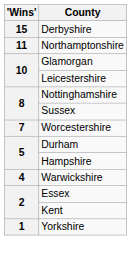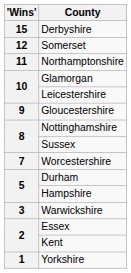+ row: (63, 45)
+ row: (78, 111)
(22, 177) 4 -> (22, 210) 3
